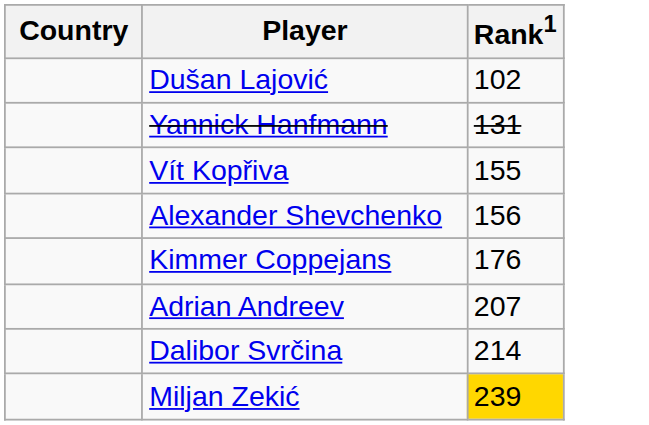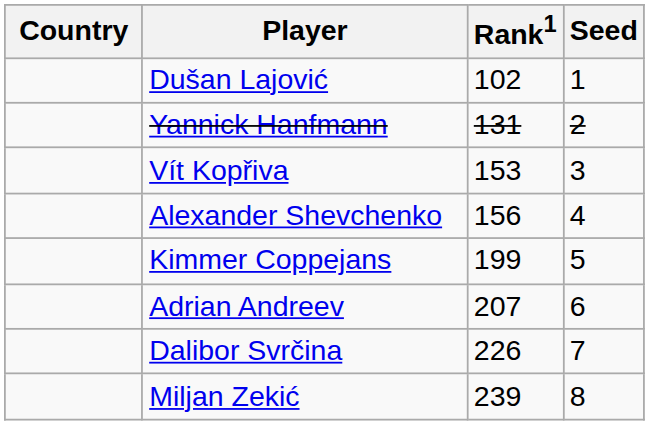+ column: (604, 30)
(498, 170) 155 -> (498, 170) 153
(498, 260) 176 -> (498, 260) 199
(498, 350) 214 -> (498, 350) 226
(498, 396) gold background -> (498, 396) no background
